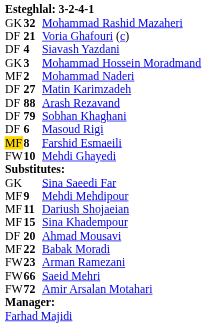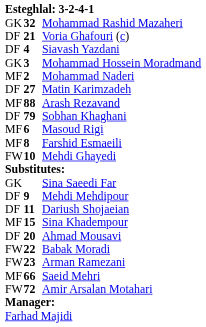(13, 103) DF -> (14, 103) MF
(13, 129) DF -> (14, 129) MF
(14, 142) gold background -> (14, 142) no background
(14, 196) MF -> (13, 196) DF
(14, 209) MF -> (13, 209) DF
(14, 249) MF -> (14, 249) FW
(14, 276) FW -> (14, 276) MF
